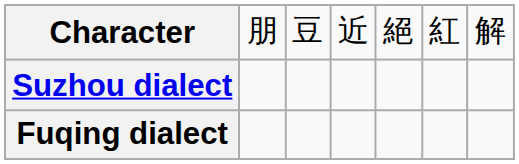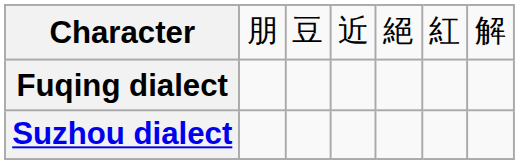rows swapped: (122, 84) <-> (122, 134)
